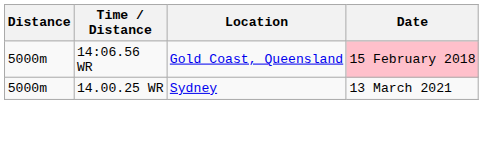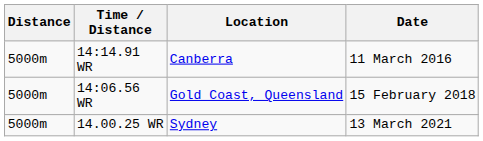+ row: (108, 59)
(413, 59) pink background -> (413, 96) no background
